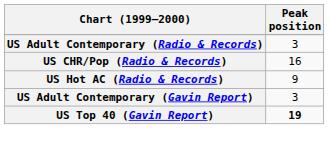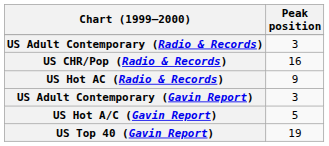+ row: (135, 115)
(295, 115) bold -> (295, 133) normal
